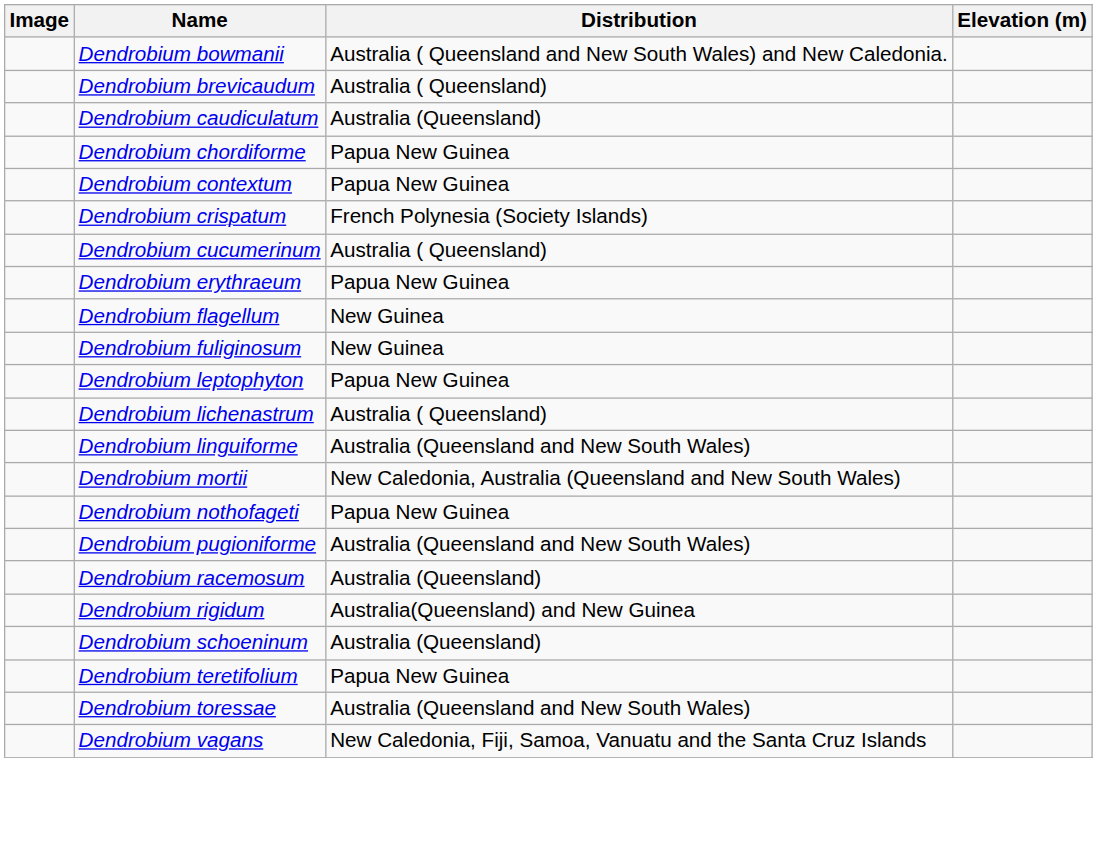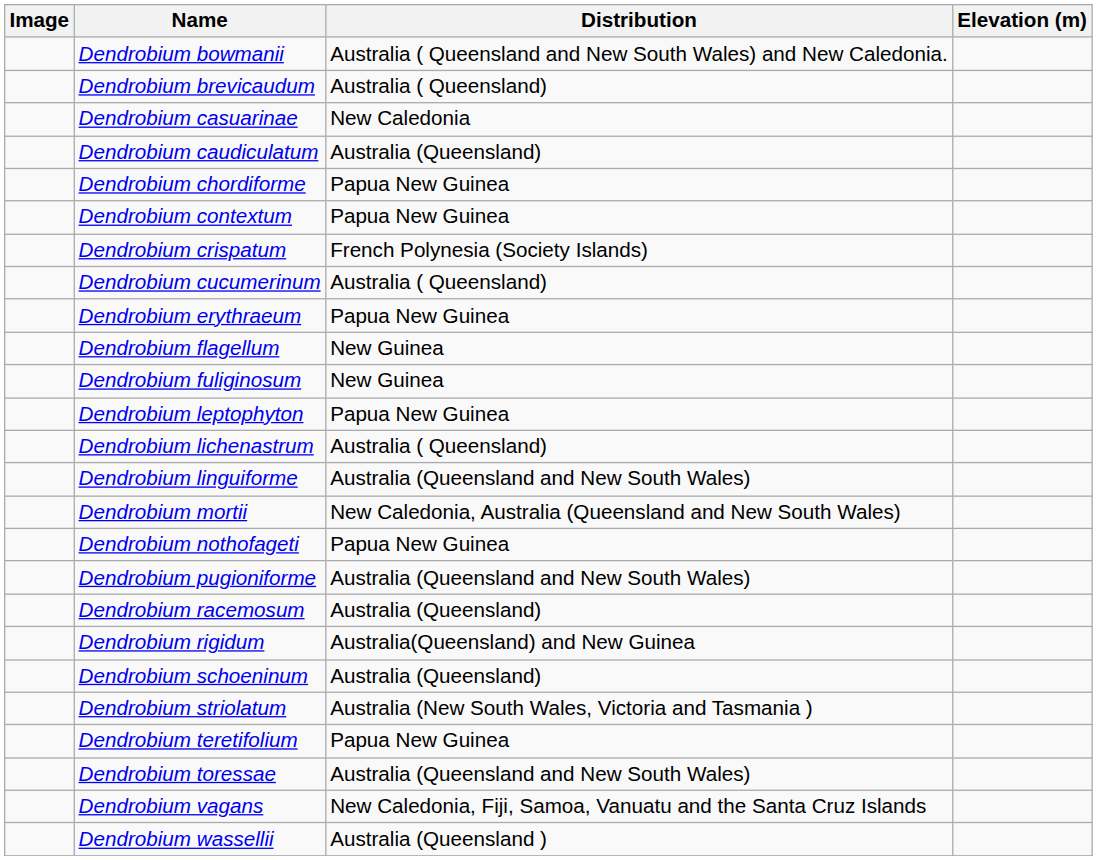+ row: (188, 119)
+ row: (182, 708)
+ row: (176, 839)
